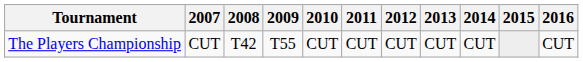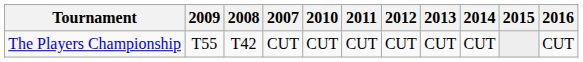columns swapped: (204, 17) <-> (283, 17)
